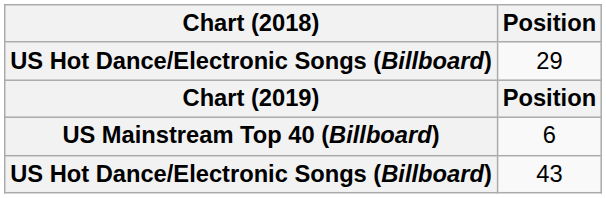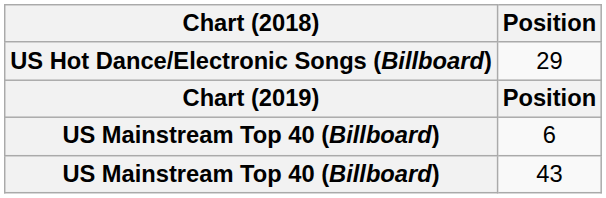(251, 173) US Hot Dance/Electronic Songs (Billboard) -> (251, 173) US Mainstream Top 40 (Billboard)
